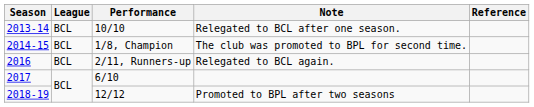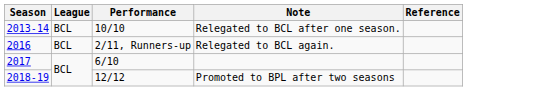- row: (331, 45)
